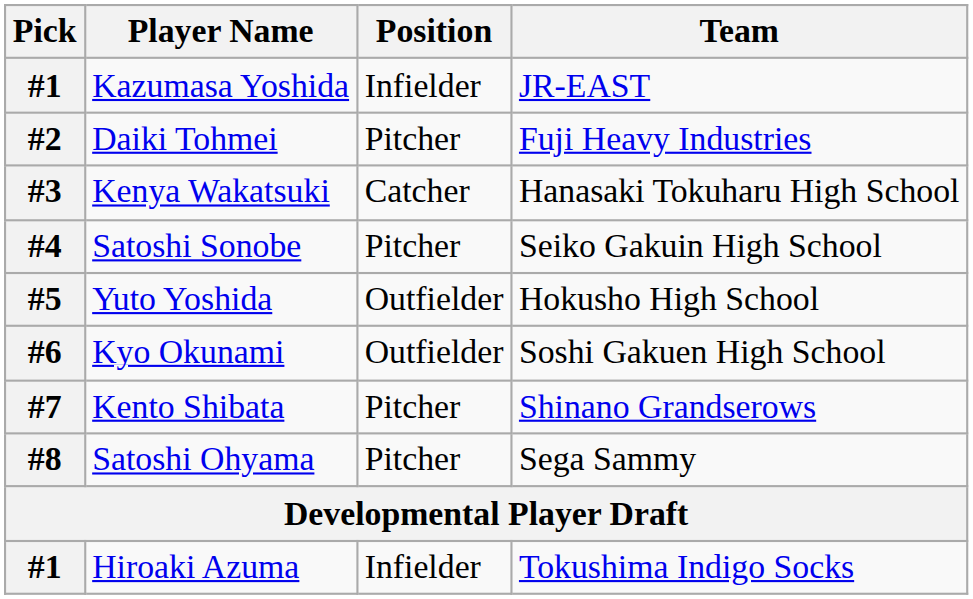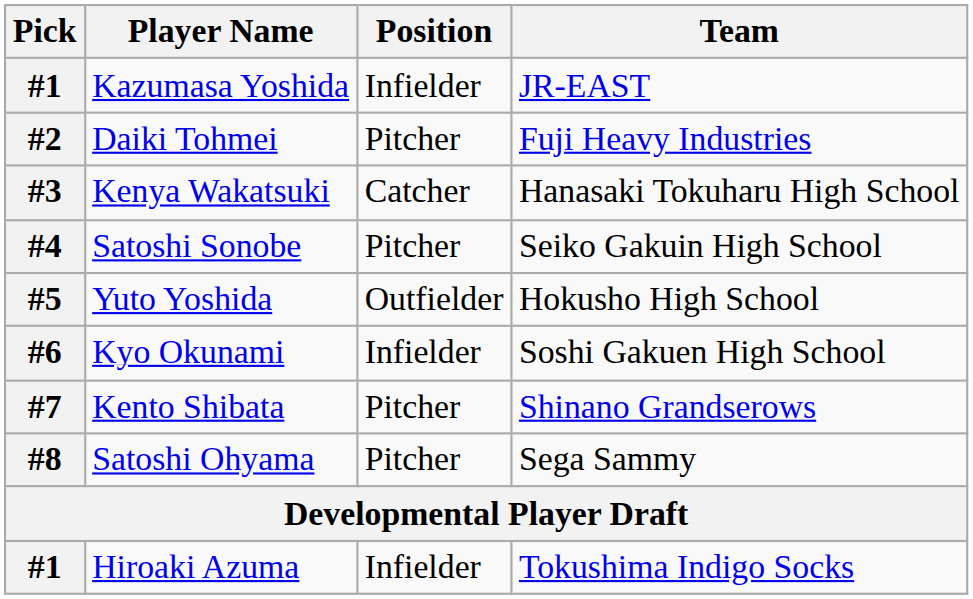(434, 352) Outfielder -> (423, 352) Infielder
